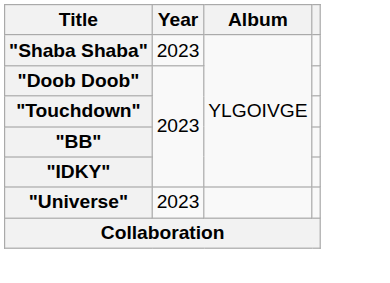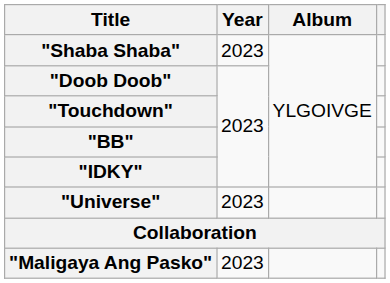+ row: (111, 263)
